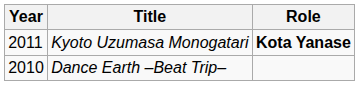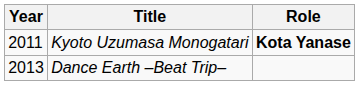(26, 67) 2010 -> (26, 67) 2013
